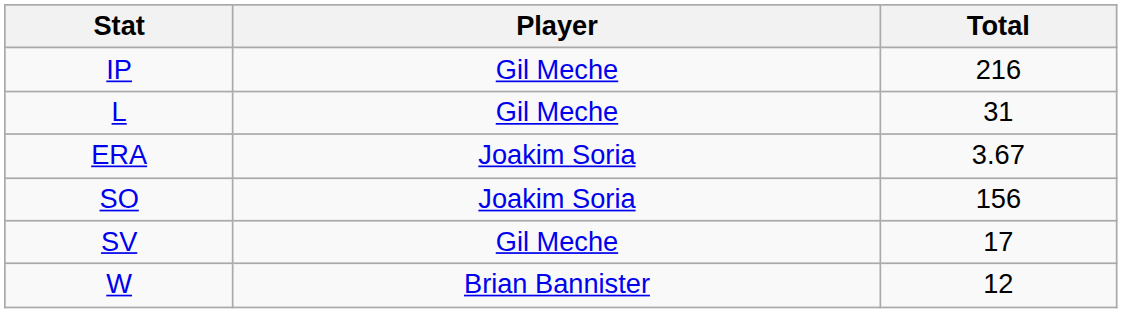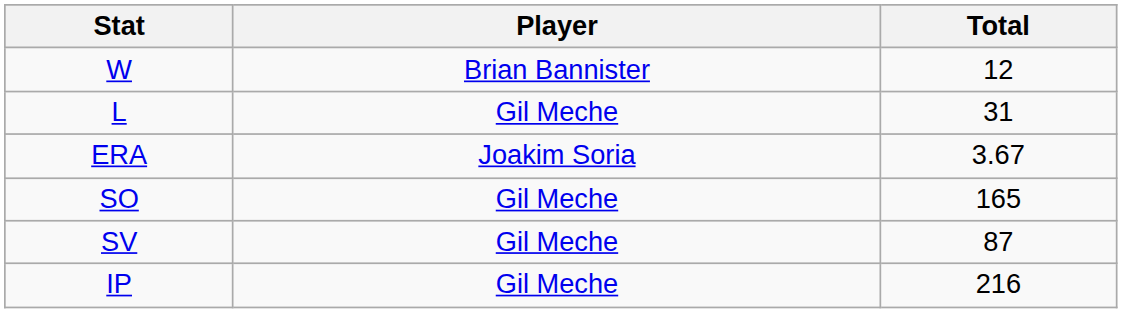rows swapped: (119, 284) <-> (119, 69)
(557, 198) Joakim Soria -> (557, 198) Gil Meche
(998, 198) 156 -> (998, 198) 165
(998, 241) 17 -> (998, 241) 87
